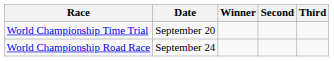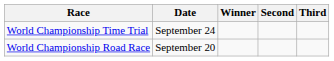(185, 30) September 20 -> (185, 30) September 24
(185, 47) September 24 -> (185, 47) September 20
